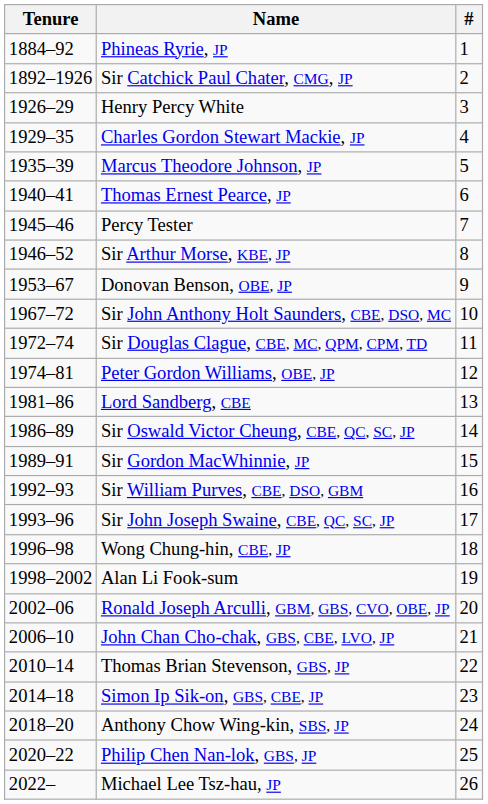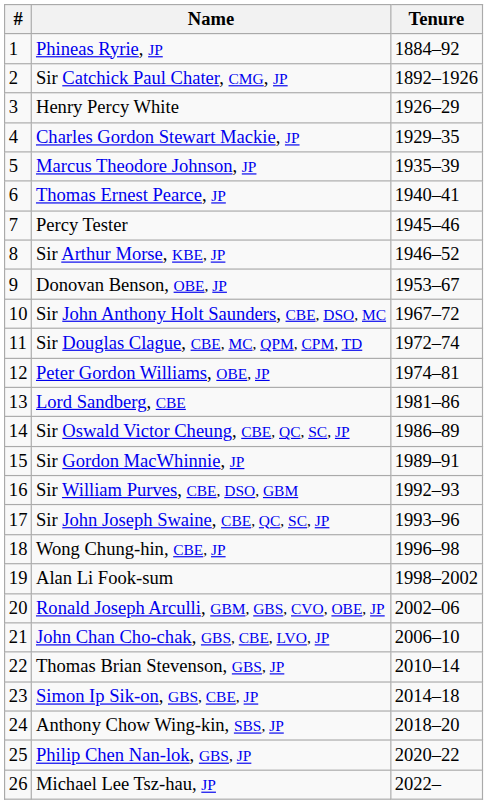columns swapped: (469, 19) <-> (51, 19)
